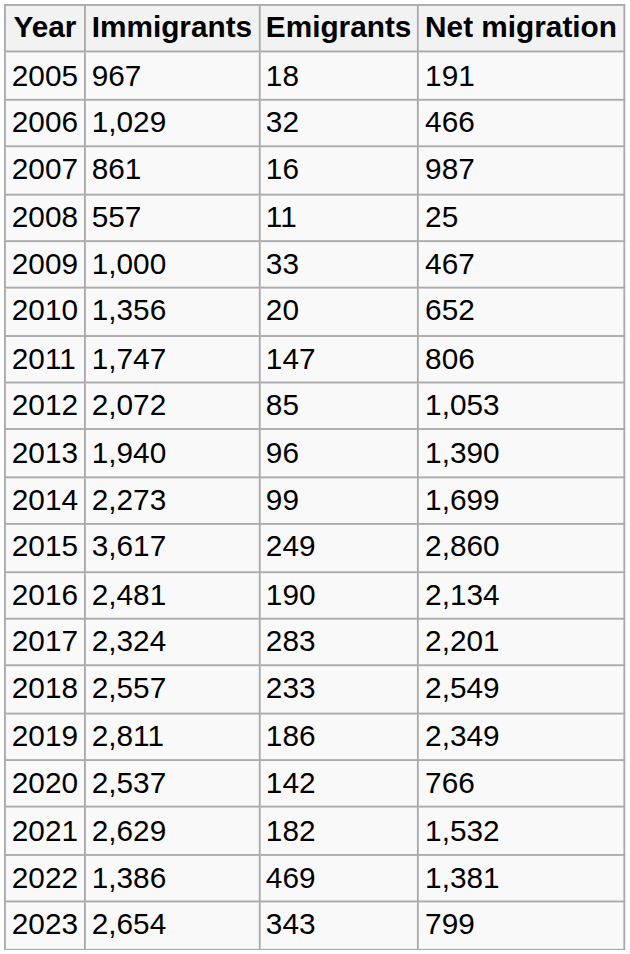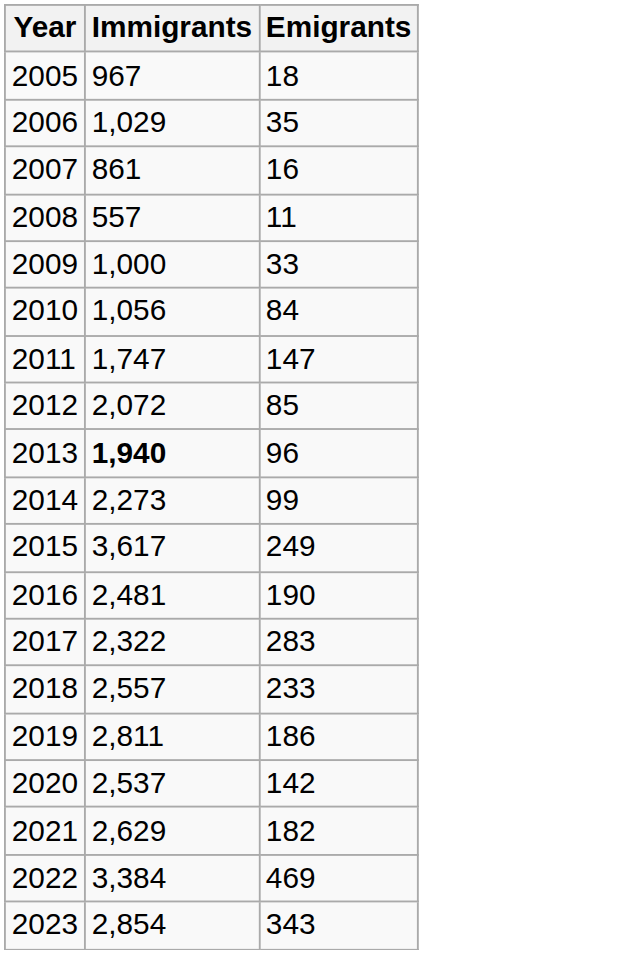- column: (521, 28)
(282, 122) 32 -> (282, 122) 35
(129, 311) 1,356 -> (129, 311) 1,056
(282, 311) 20 -> (282, 311) 84
(129, 452) normal -> (129, 452) bold
(129, 641) 2,324 -> (129, 641) 2,322
(129, 877) 1,386 -> (129, 877) 3,384
(129, 924) 2,654 -> (129, 924) 2,854
